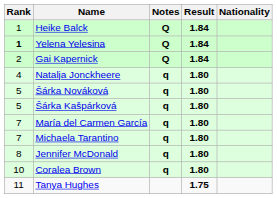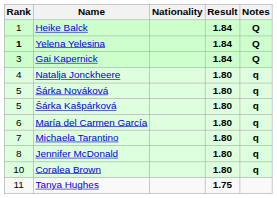columns swapped: (244, 12) <-> (166, 12)
(19, 59) 2 -> (19, 59) 3
(19, 122) 7 -> (19, 122) 6
